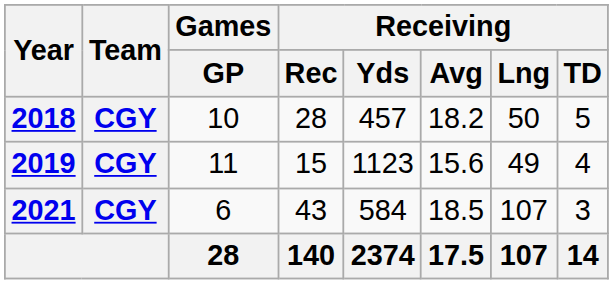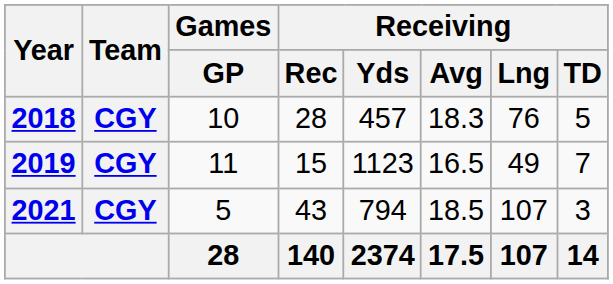(456, 118) 18.2 -> (456, 118) 18.3
(524, 118) 50 -> (524, 118) 76
(456, 164) 15.6 -> (456, 164) 16.5
(583, 164) 4 -> (583, 164) 7
(223, 210) 6 -> (223, 210) 5
(383, 210) 584 -> (383, 210) 794
